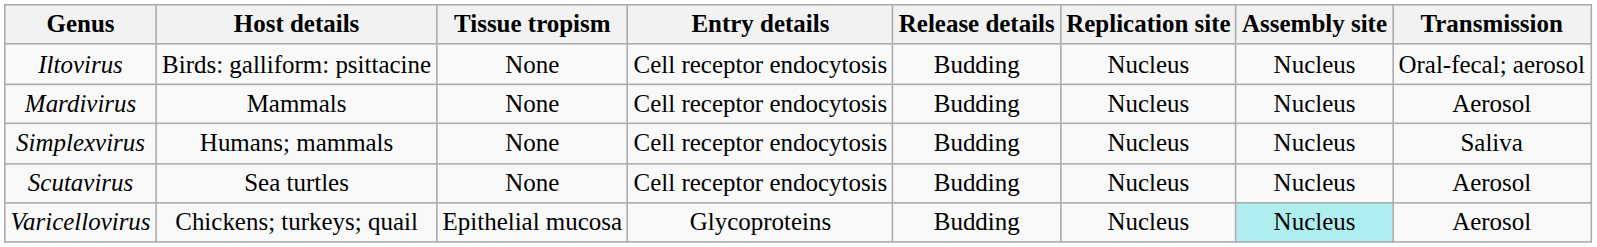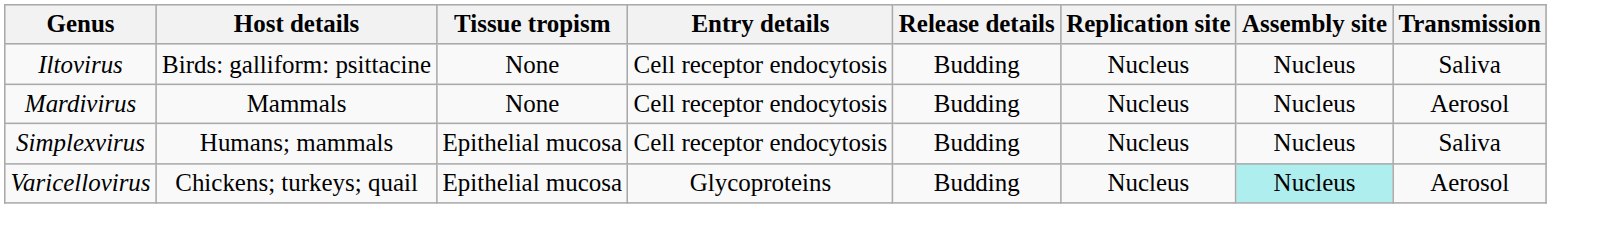(1492, 63) Oral-fecal; aerosol -> (1470, 63) Saliva
(532, 143) None -> (532, 143) Epithelial mucosa
- row: (81, 182)
